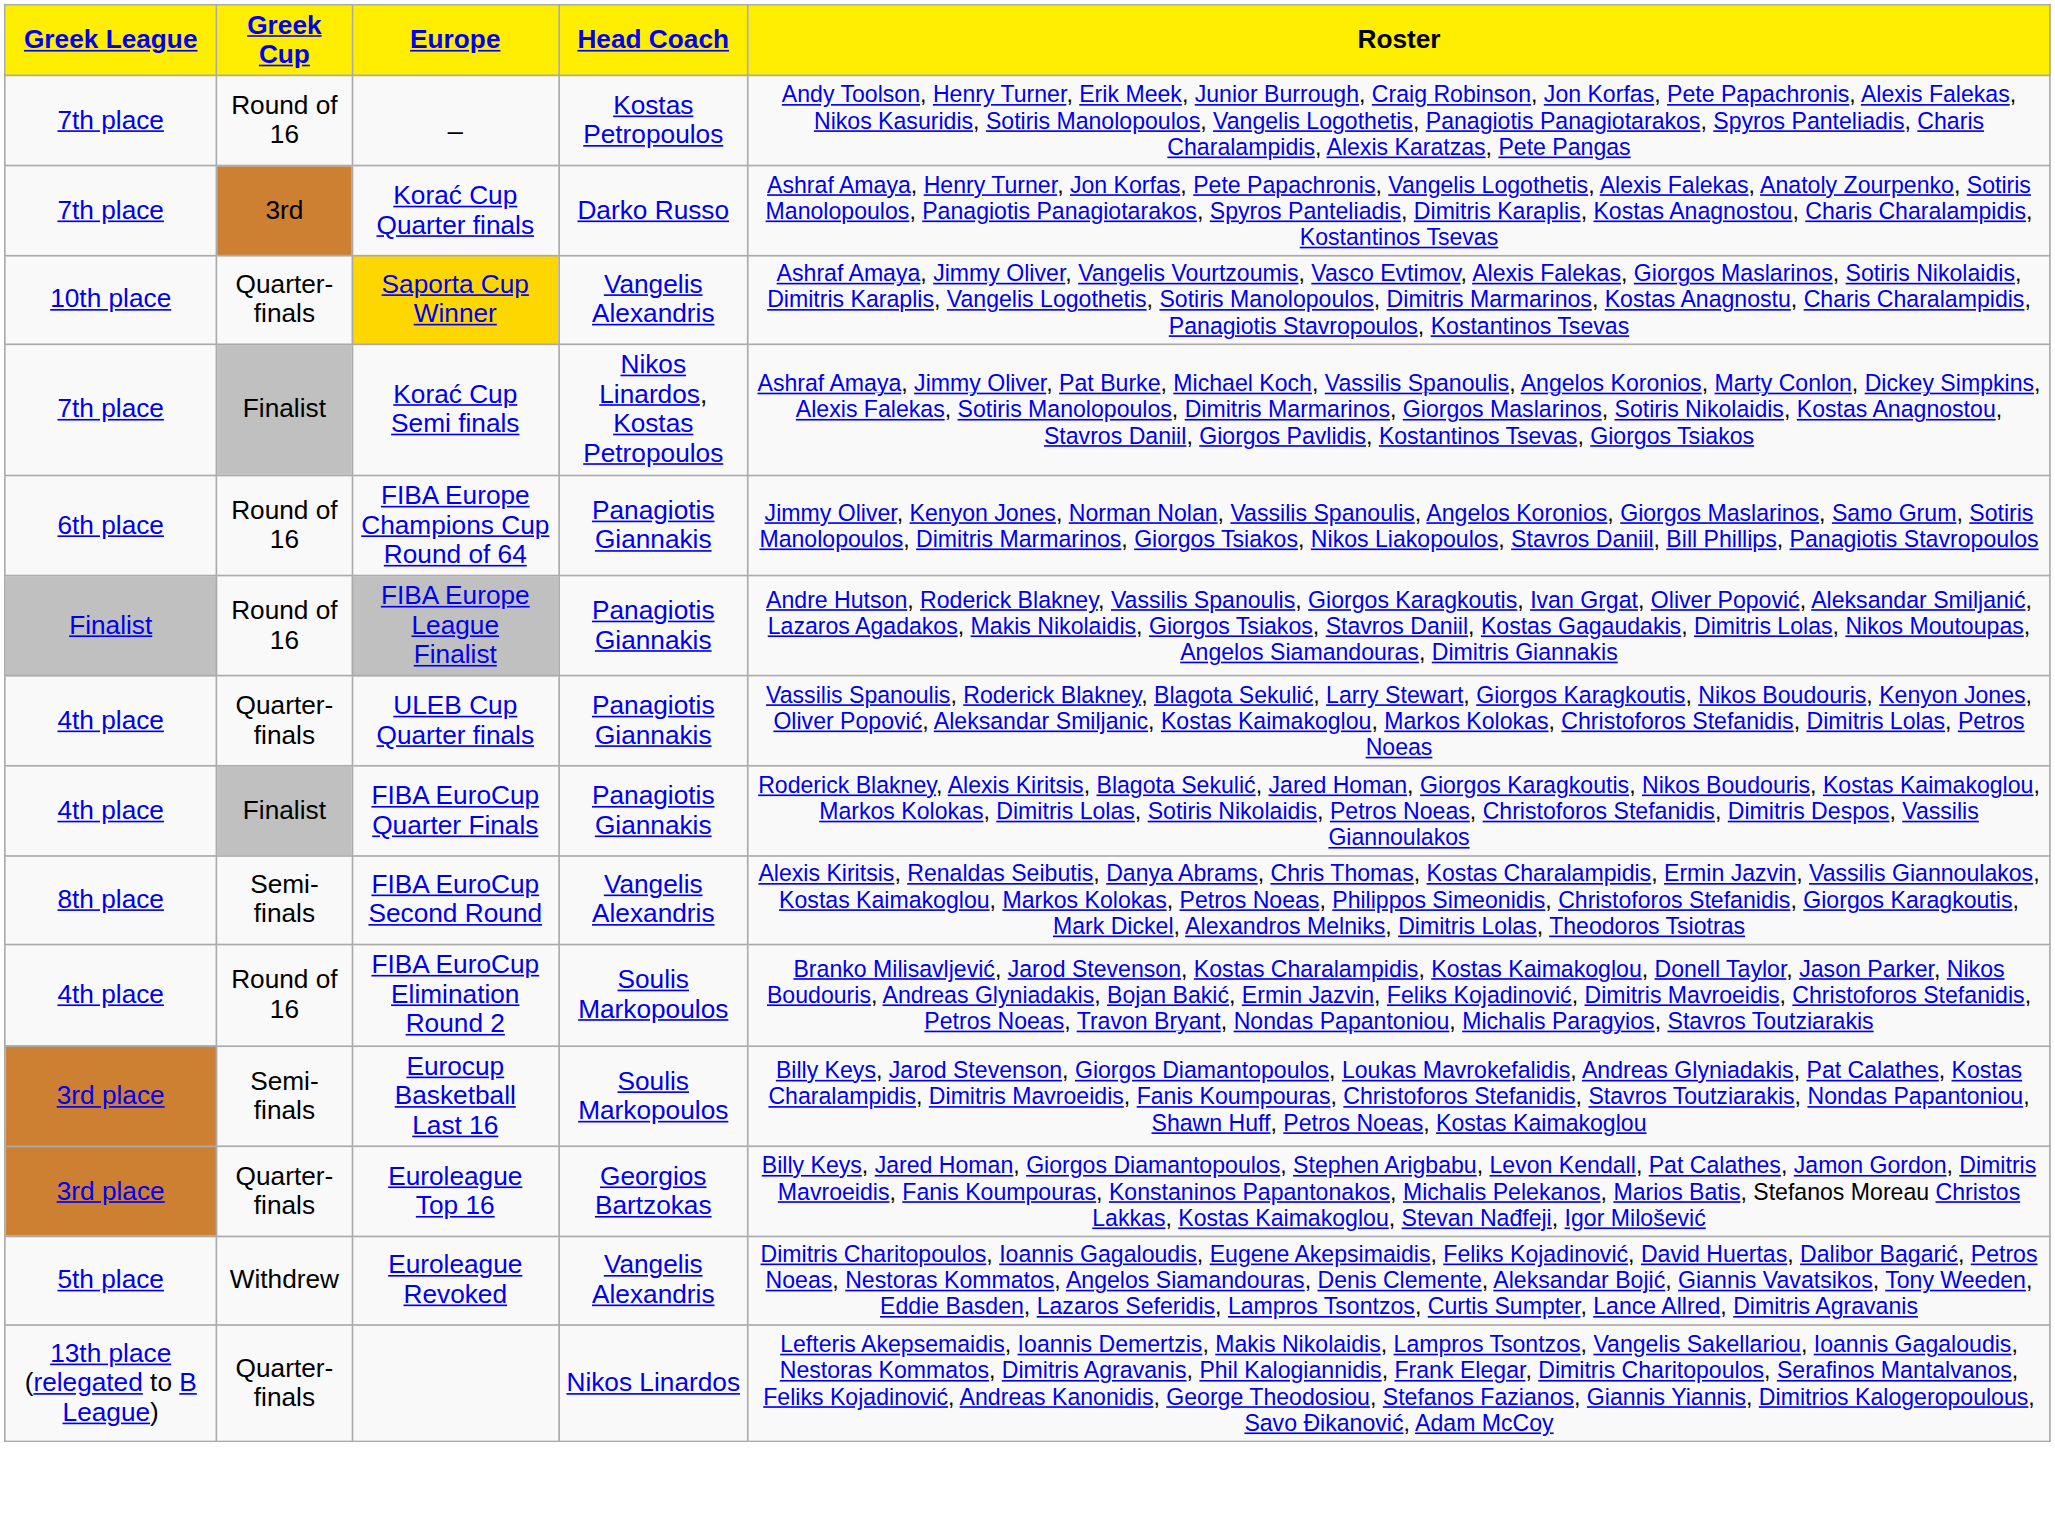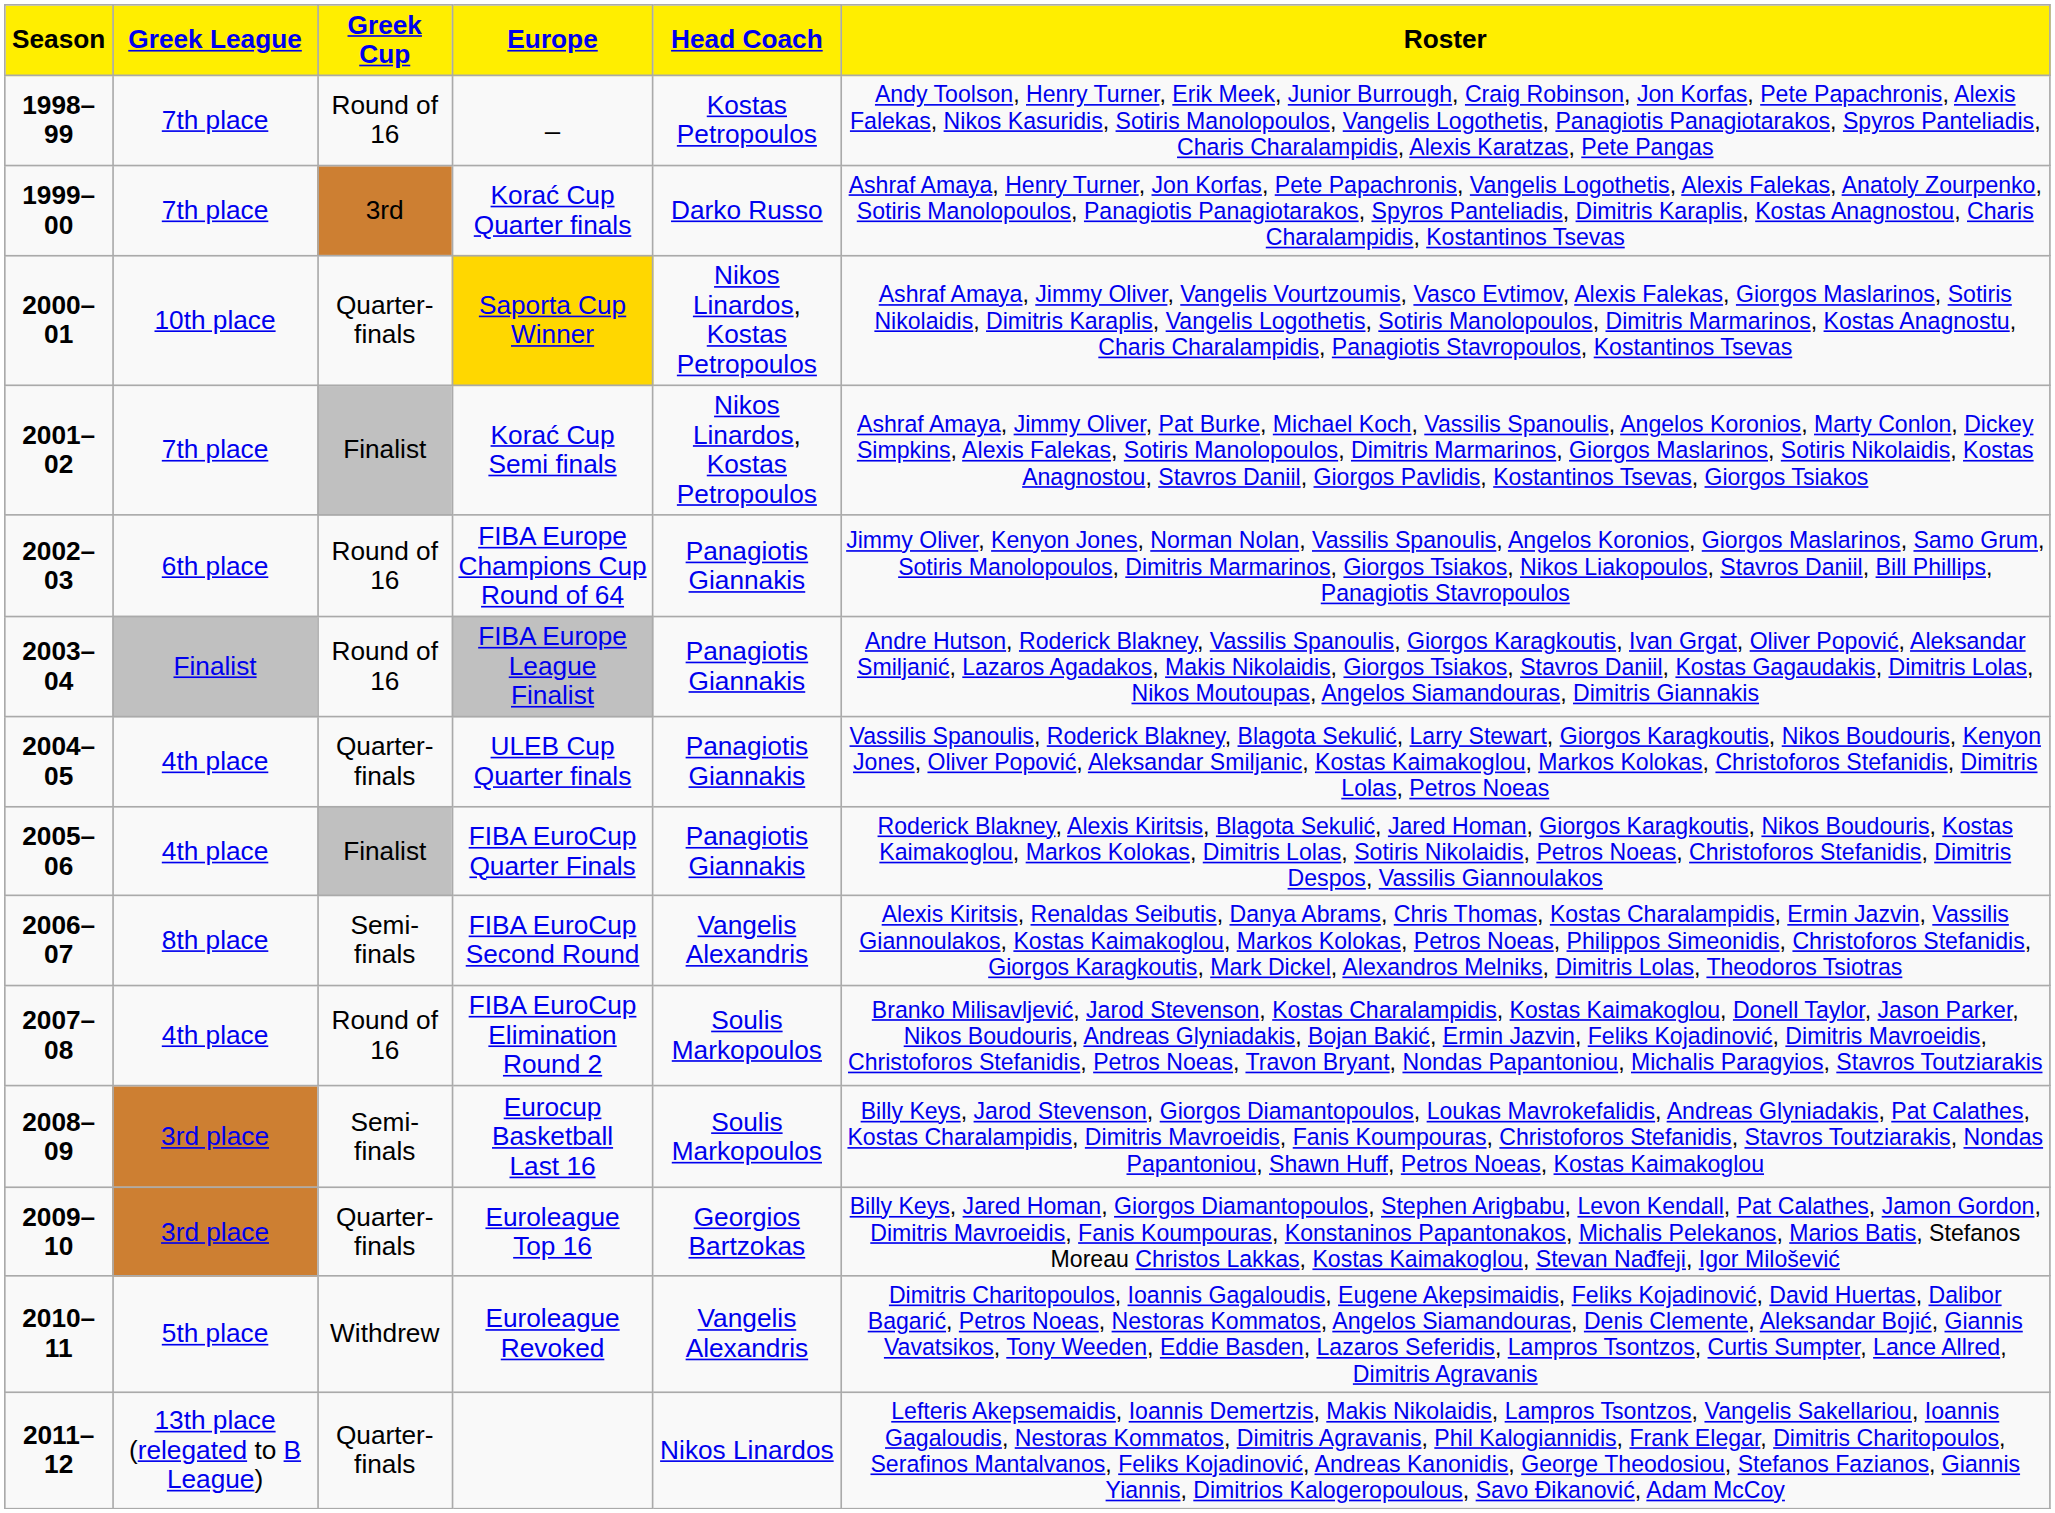+ column: (59, 40)
(653, 299) Vangelis Alexandris -> (747, 319) Nikos Linardos, Kostas Petropoulos
